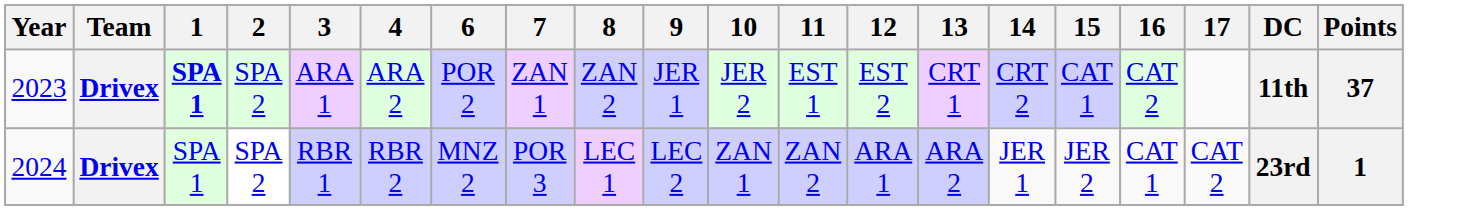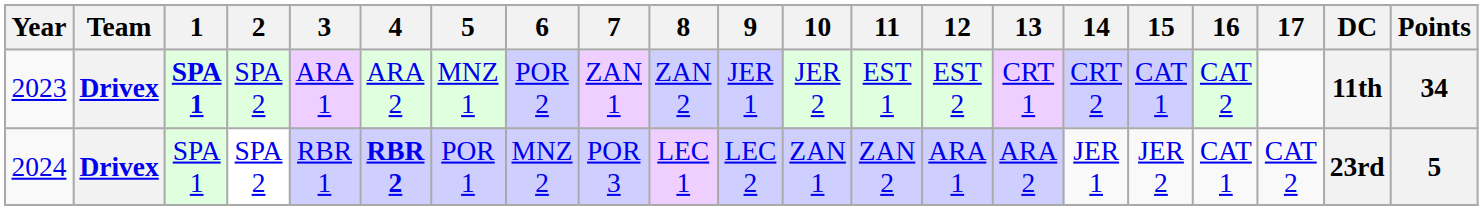+ column: (468, 26)
(1360, 88) 37 -> (1434, 88) 34
(395, 165) normal -> (395, 165) bold
(1360, 165) 1 -> (1434, 165) 5
